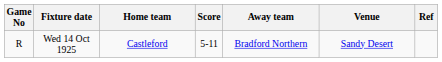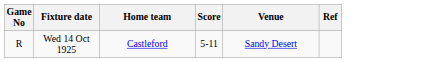- column: (271, 17)
